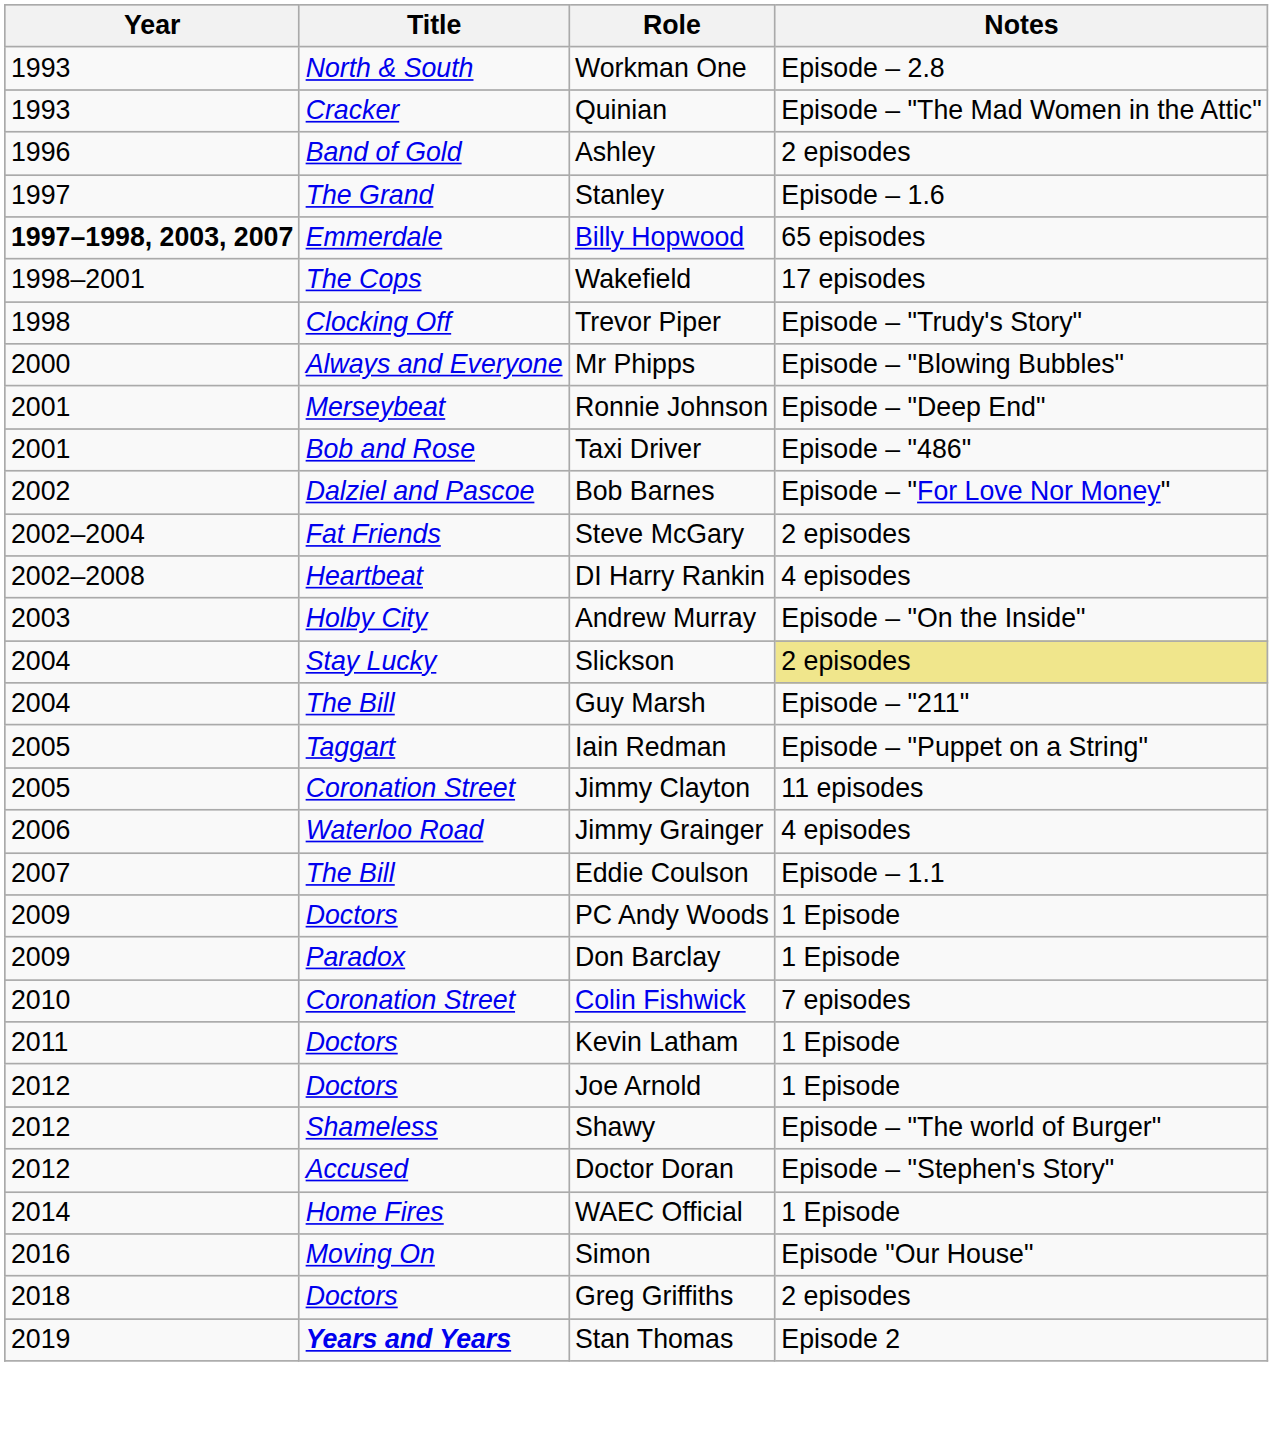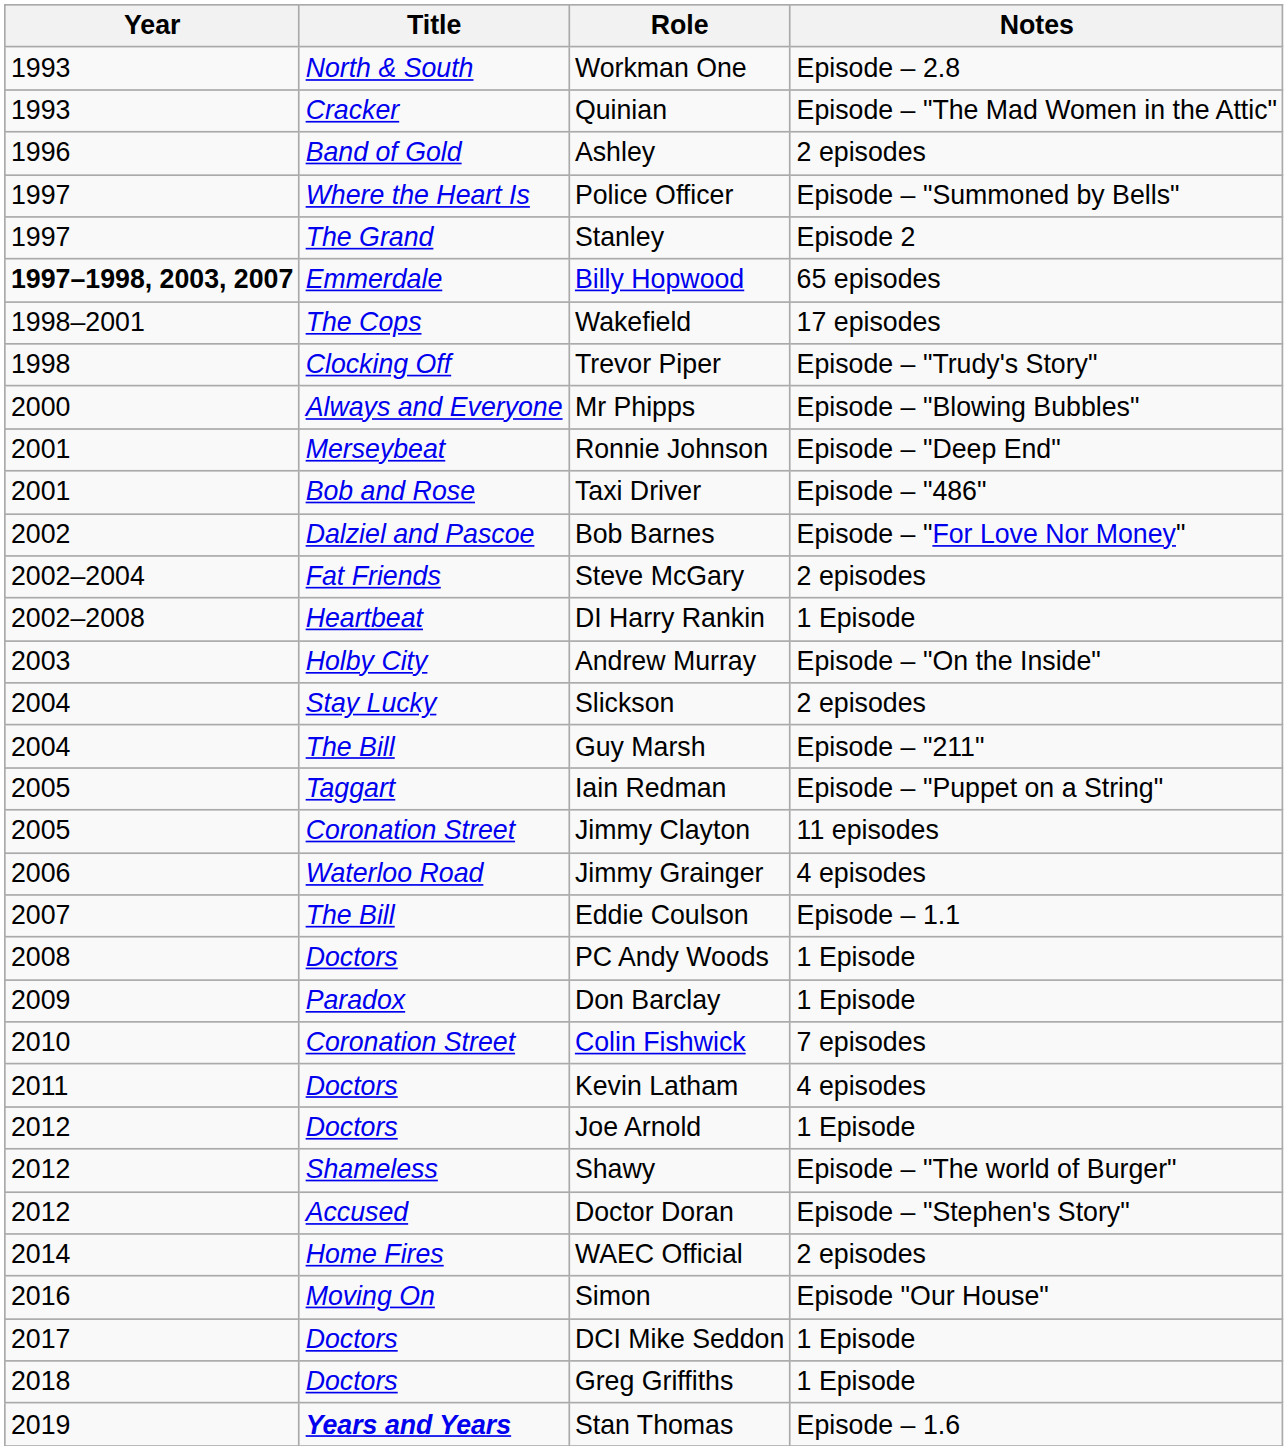+ row: (654, 195)
(863, 195) Episode – 1.6 -> (856, 237) Episode 2
(846, 576) 4 episodes -> (856, 618) 1 Episode
(846, 661) khaki background -> (861, 703) no background
(41, 915) 2009 -> (41, 957) 2008
(841, 1042) 1 Episode -> (861, 1085) 4 episodes
(841, 1212) 1 Episode -> (861, 1254) 2 episodes
+ row: (680, 1339)
(846, 1296) 2 episodes -> (856, 1381) 1 Episode
(841, 1339) Episode 2 -> (878, 1424) Episode – 1.6
